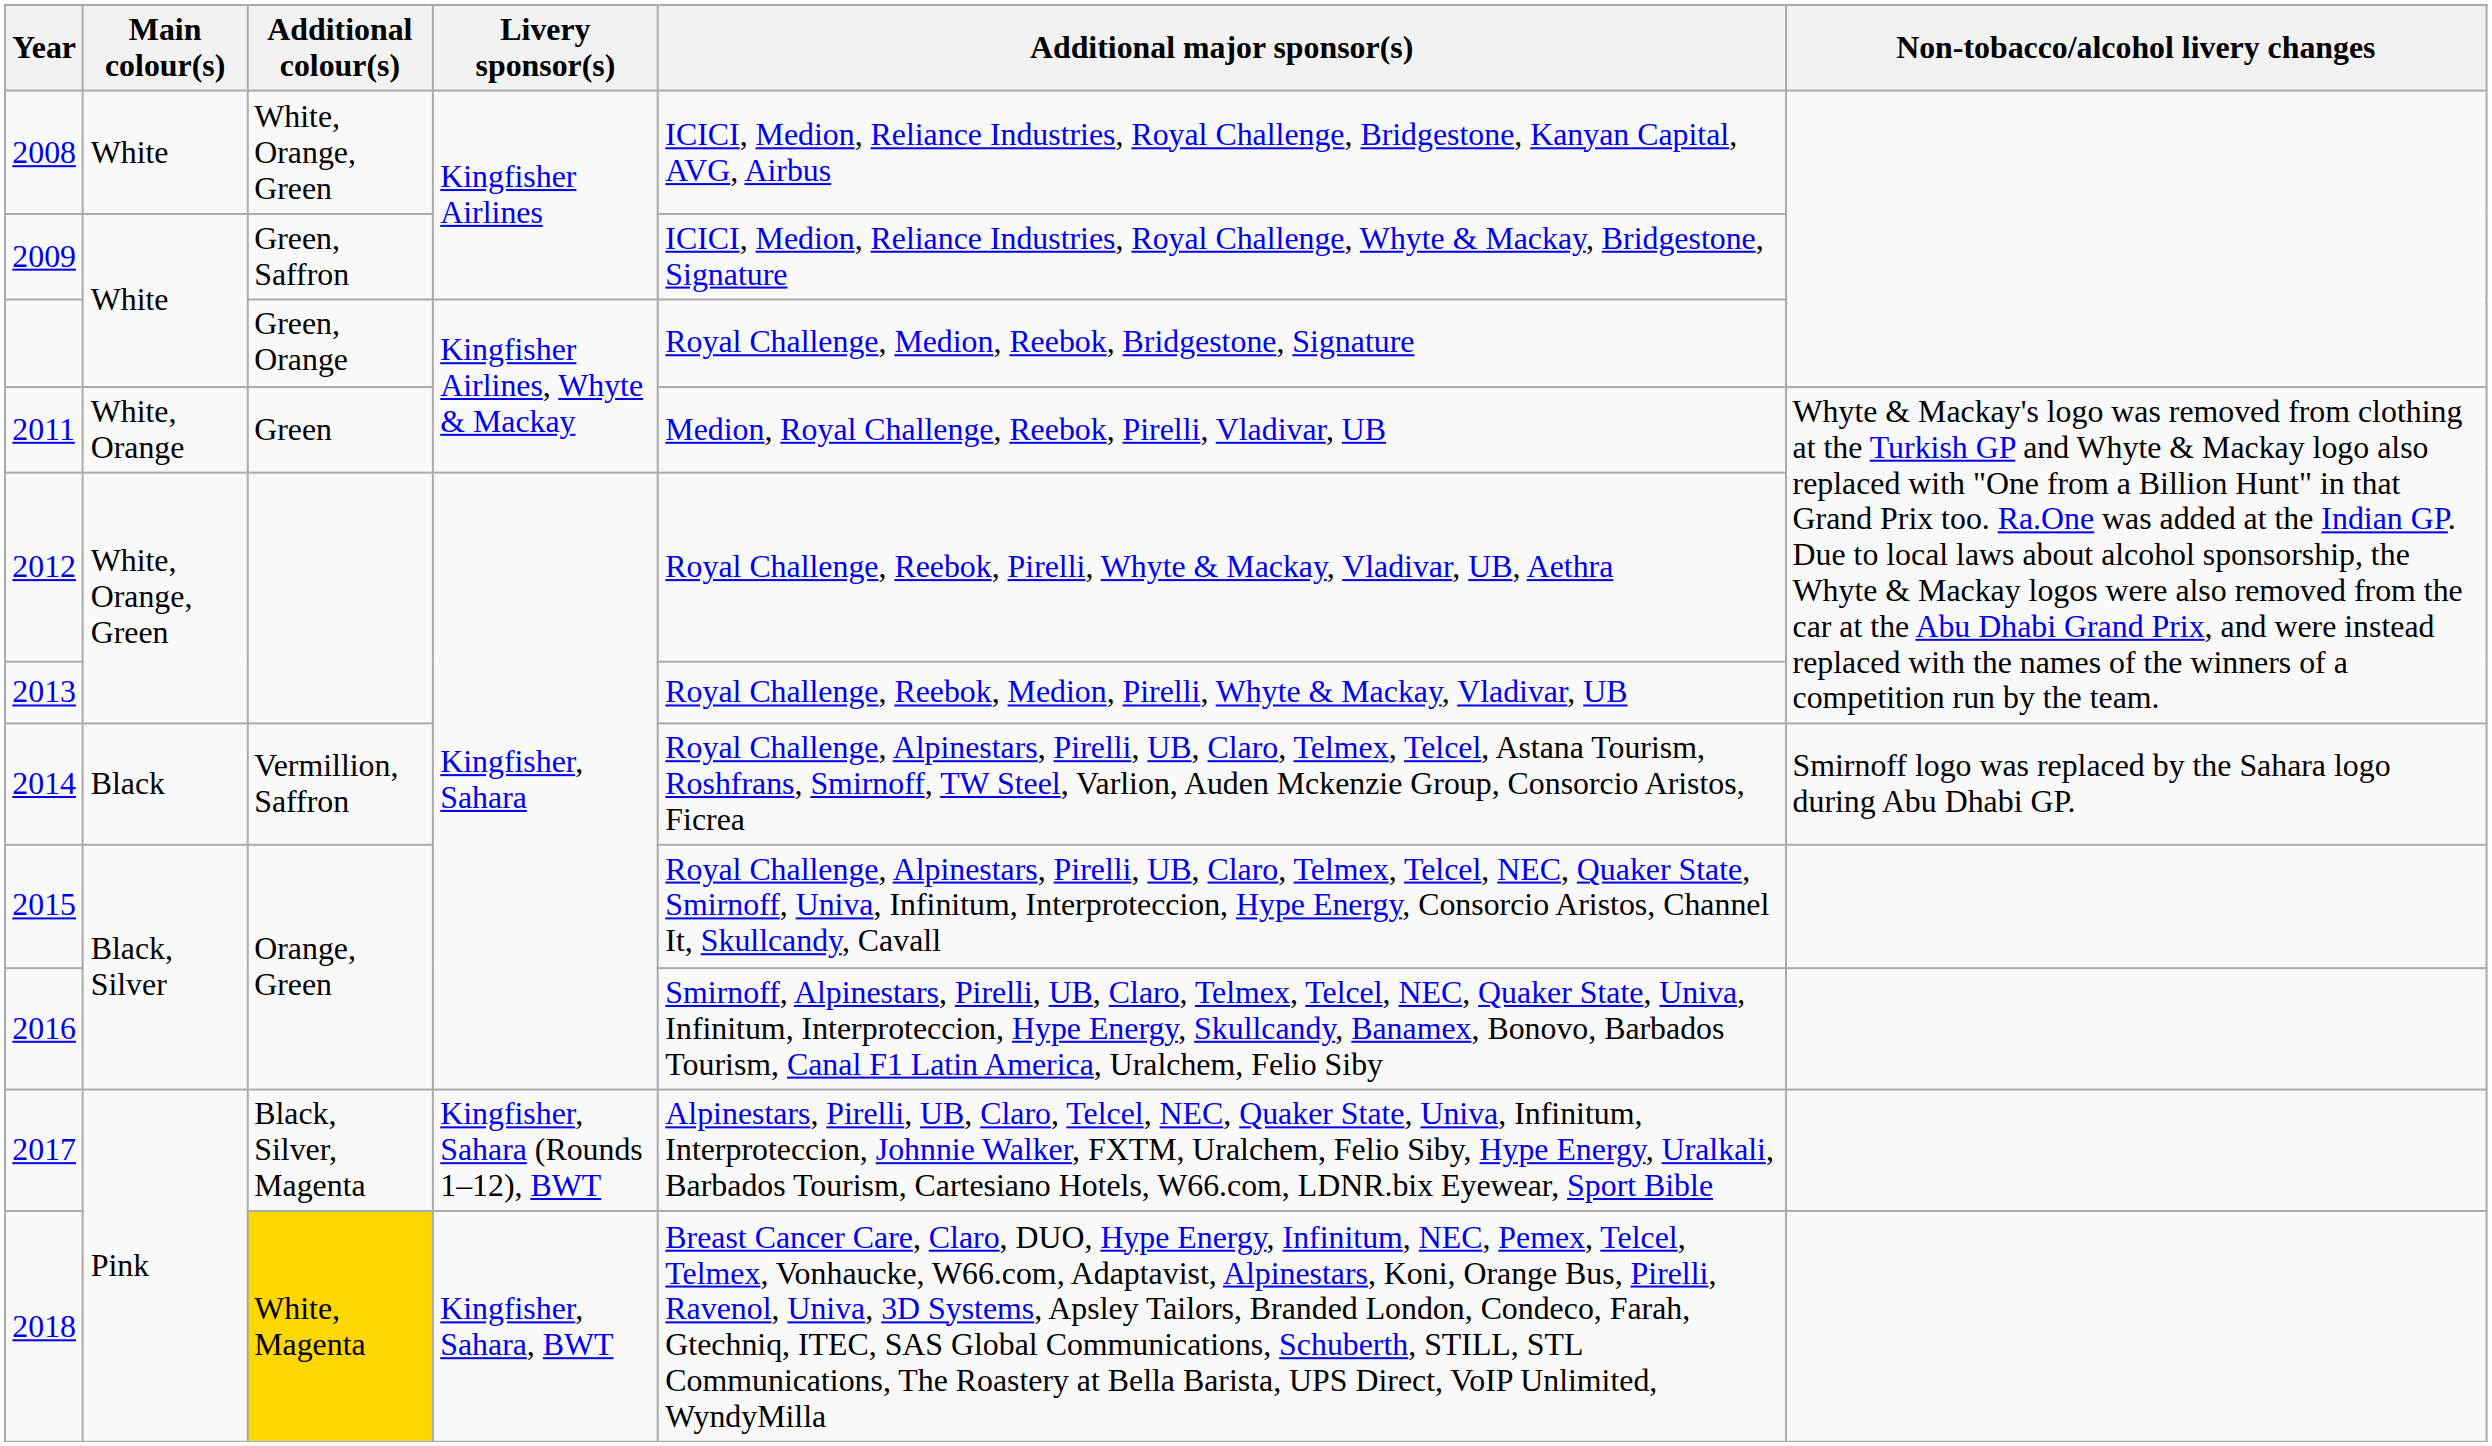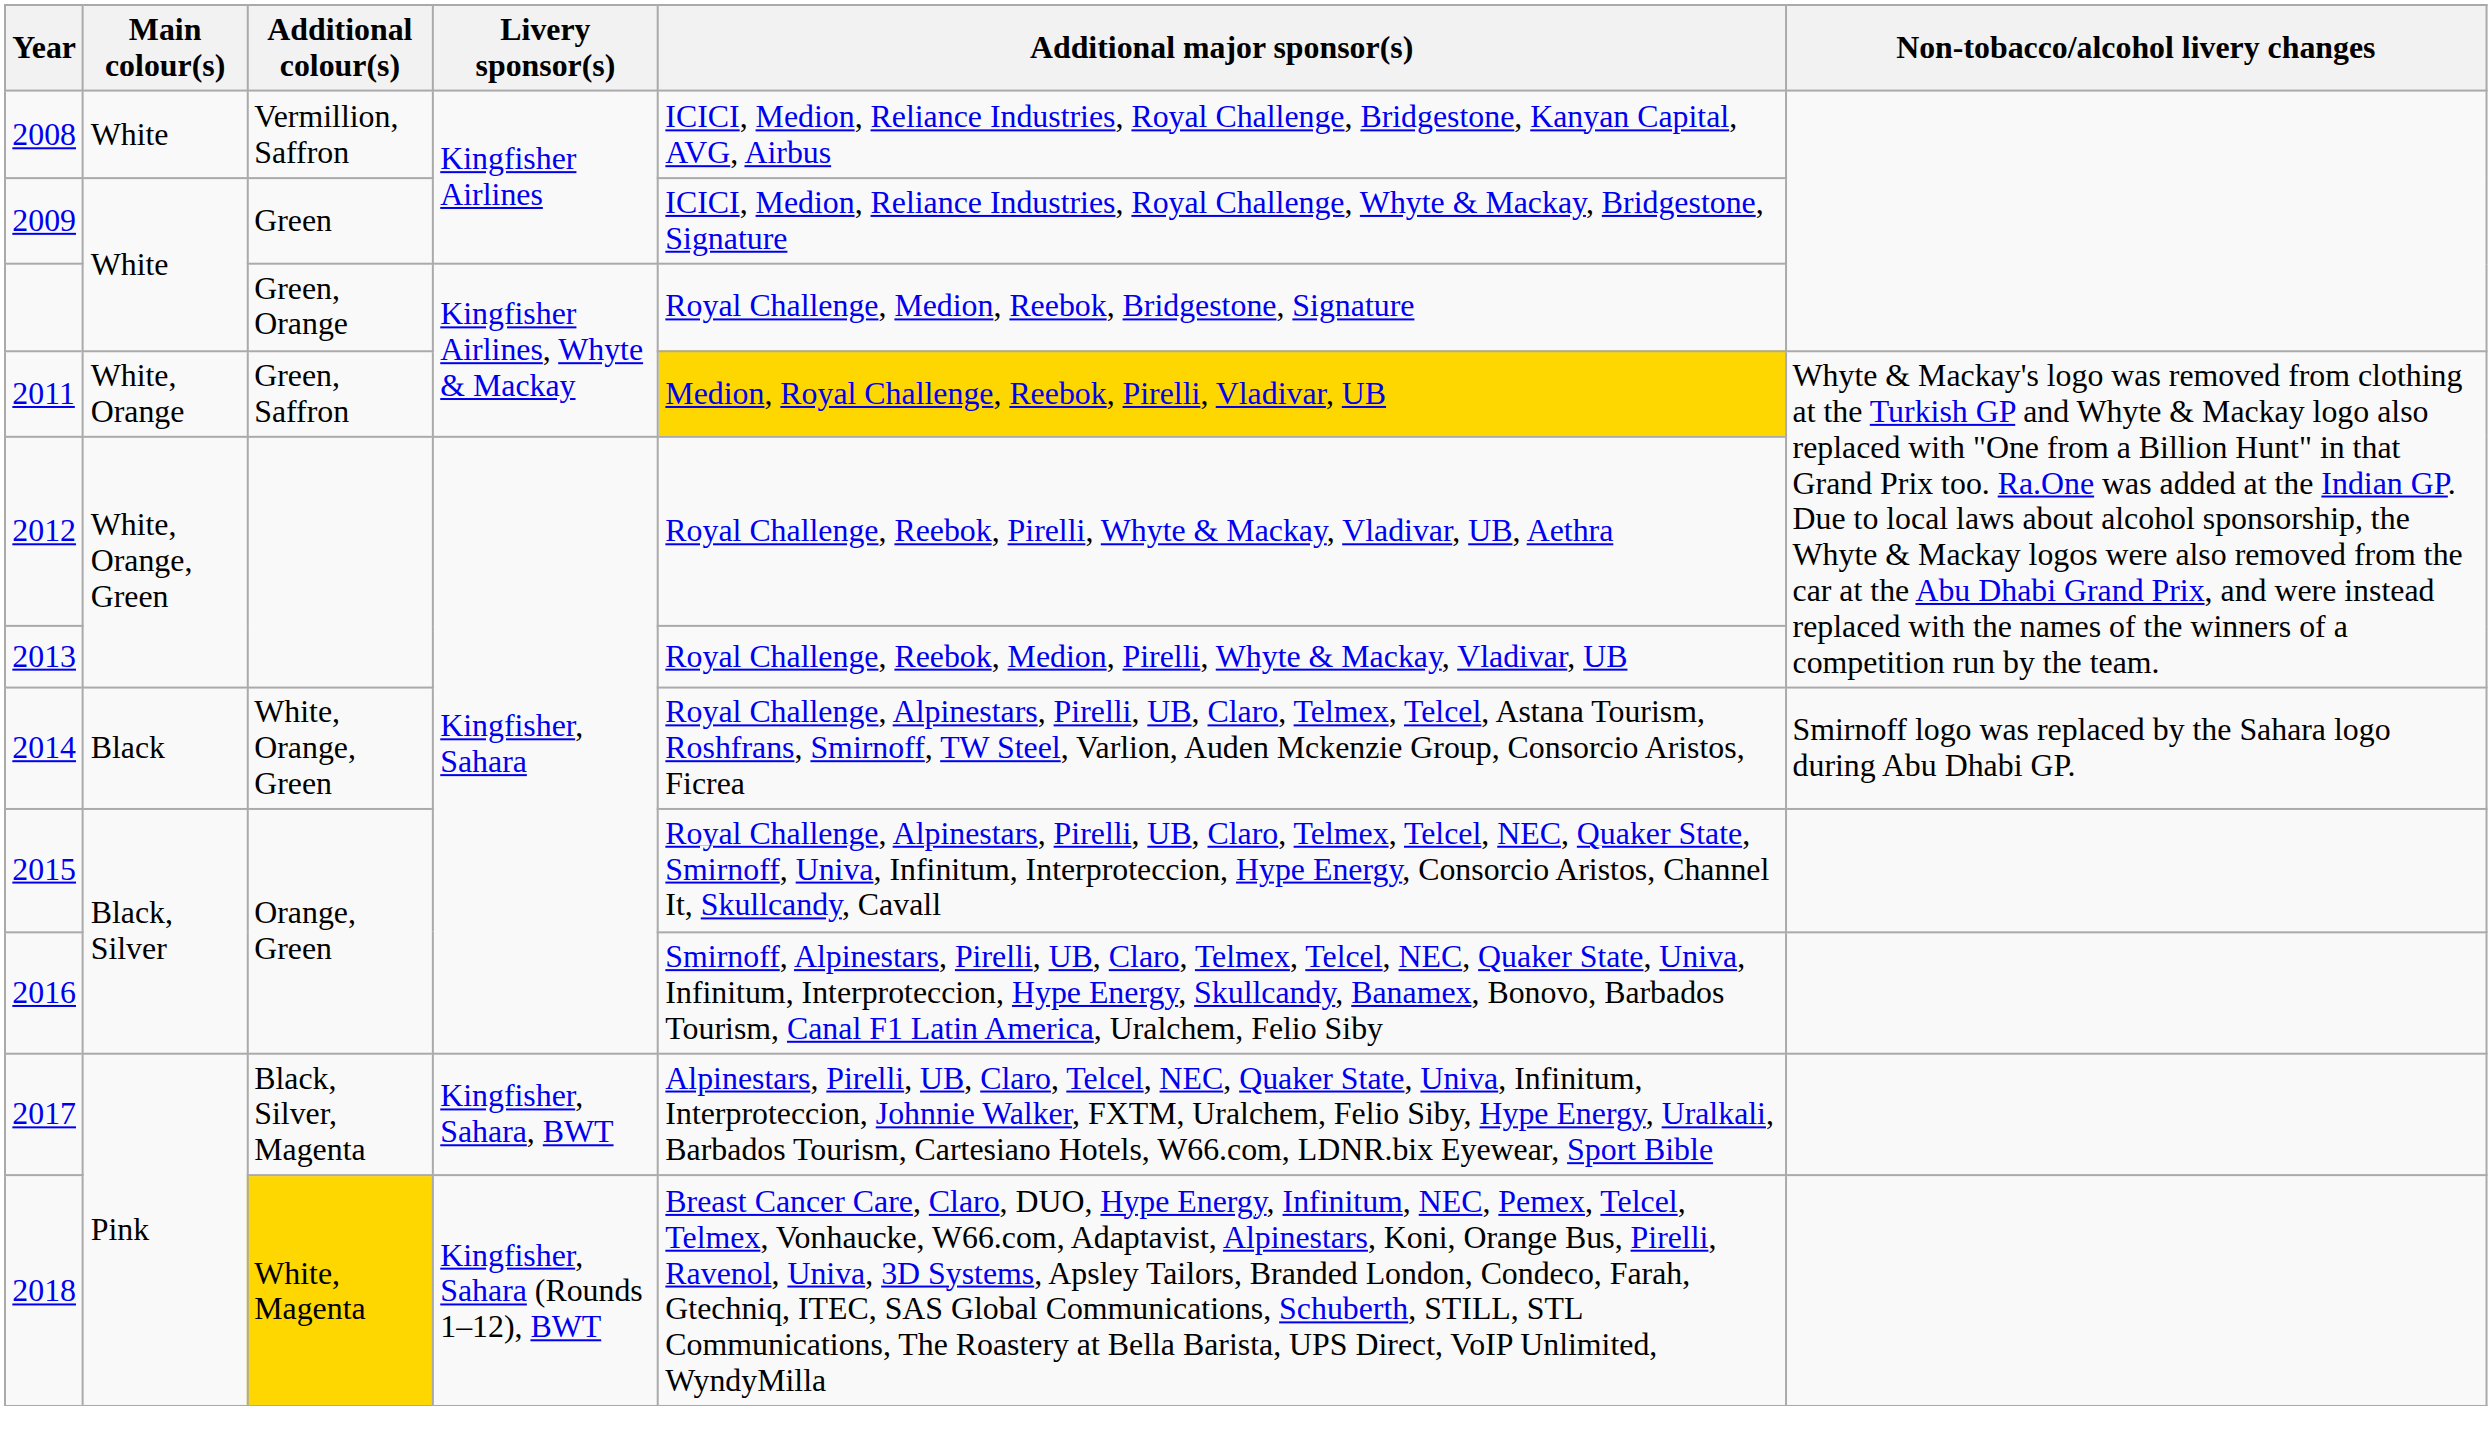(305, 151) White, Orange, Green -> (326, 133) Vermillion, Saffron
(302, 256) Green, Saffron -> (293, 220) Green
(293, 428) Green -> (302, 392) Green, Saffron
(1026, 428) no background -> (1026, 392) gold background
(326, 783) Vermillion, Saffron -> (305, 747) White, Orange, Green
(542, 1150) Kingfisher, Sahara (Rounds 1–12), BWT -> (527, 1114) Kingfisher, Sahara, BWT
(527, 1325) Kingfisher, Sahara, BWT -> (542, 1290) Kingfisher, Sahara (Rounds 1–12), BWT
